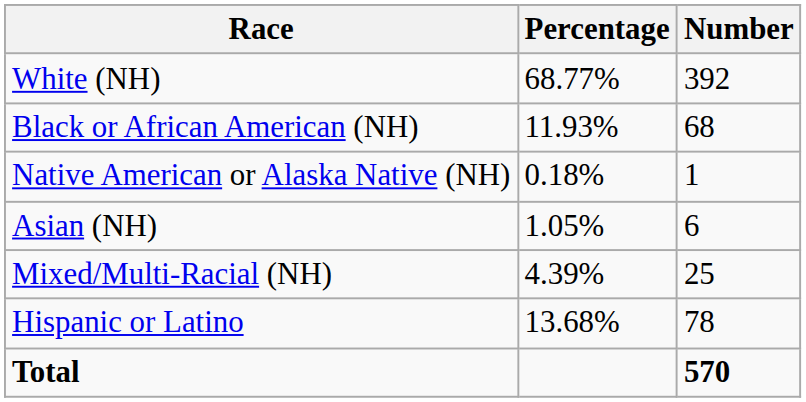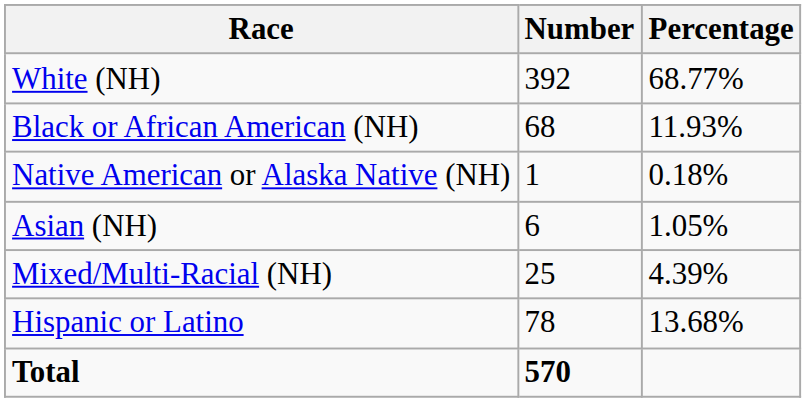columns swapped: (739, 28) <-> (597, 28)
